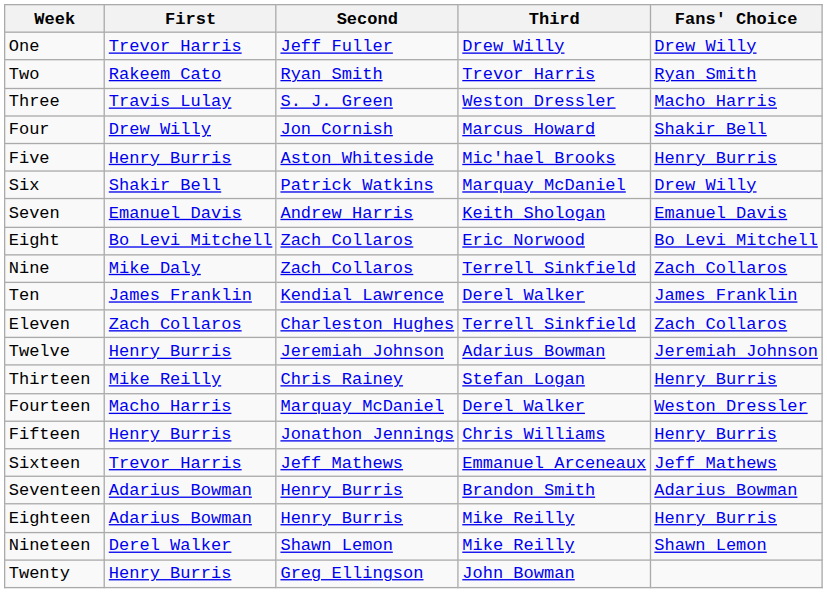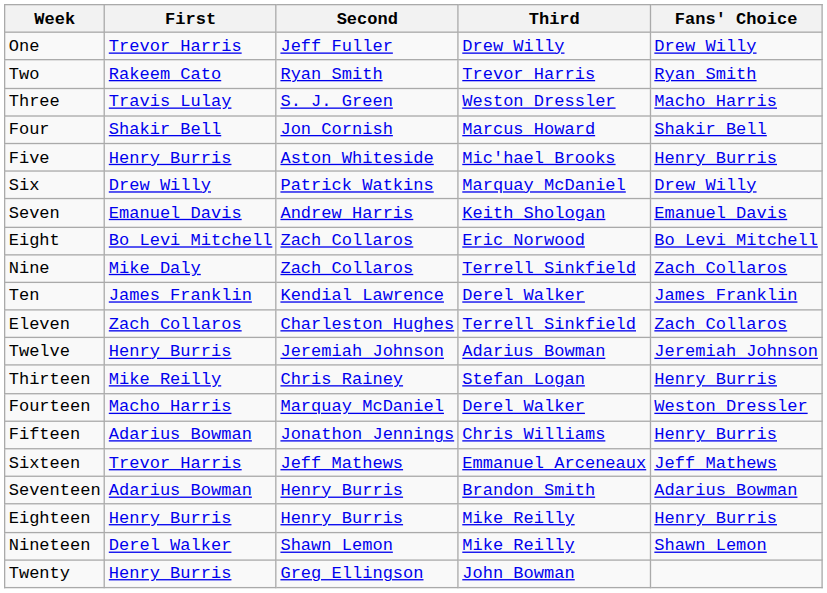(160, 130) Drew Willy -> (165, 130) Shakir Bell
(165, 185) Shakir Bell -> (160, 185) Drew Willy
(170, 435) Henry Burris -> (180, 435) Adarius Bowman
(180, 518) Adarius Bowman -> (170, 518) Henry Burris
